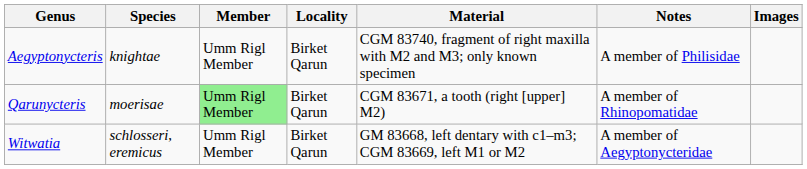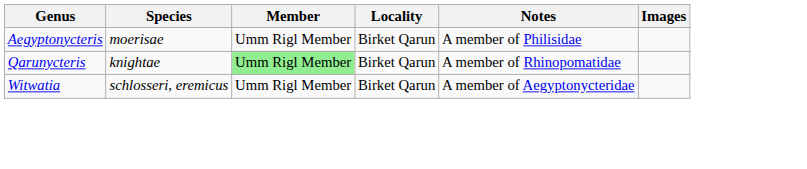- column: (477, 16)
(135, 56) knightae -> (136, 39) moerisae
(136, 104) moerisae -> (135, 62) knightae
